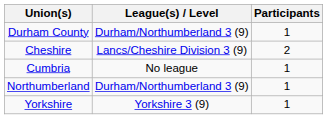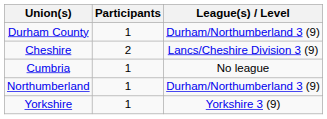columns swapped: (172, 13) <-> (287, 13)
